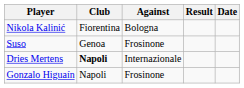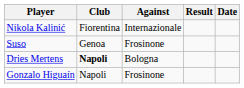(141, 28) Bologna -> (153, 28) Internazionale
(153, 59) Internazionale -> (141, 59) Bologna
